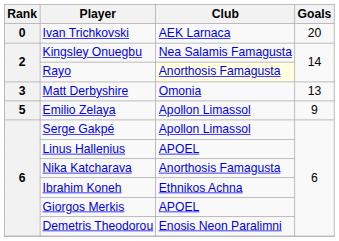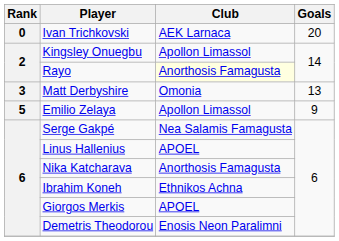(225, 52) Nea Salamis Famagusta -> (205, 52) Apollon Limassol
(205, 129) Apollon Limassol -> (225, 129) Nea Salamis Famagusta
